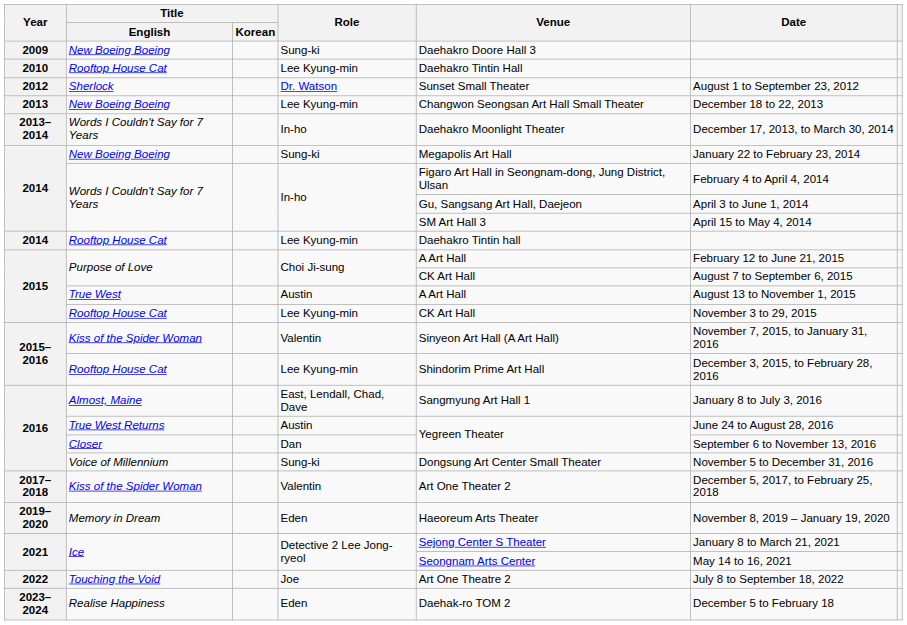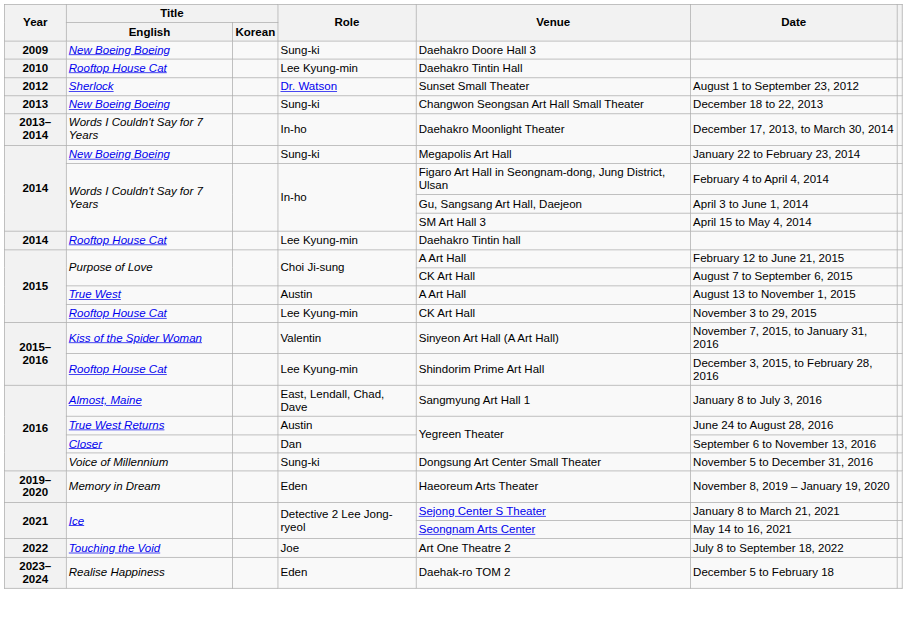(319, 104) Lee Kyung-min -> (300, 104) Sung-ki
- row: (35, 486)
